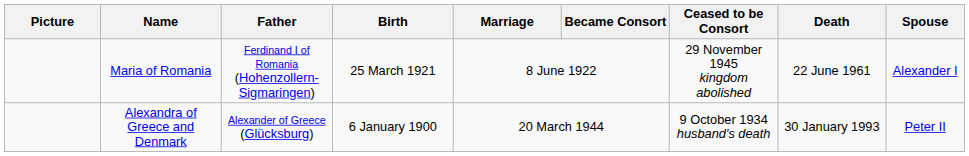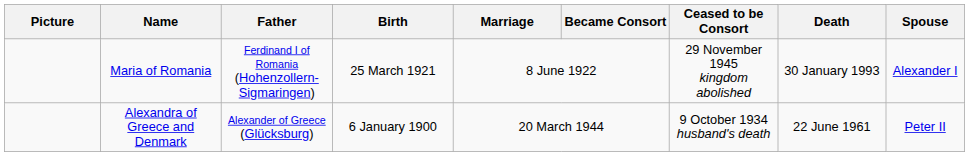(832, 70) 22 June 1961 -> (832, 70) 30 January 1993
(832, 127) 30 January 1993 -> (832, 127) 22 June 1961
